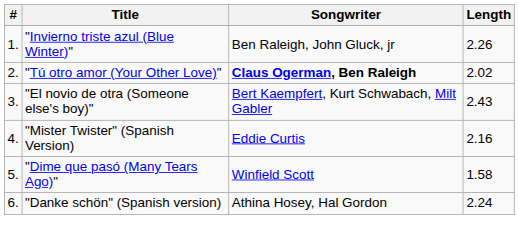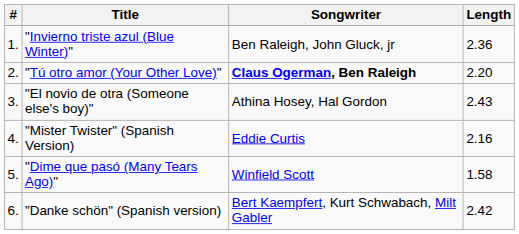(479, 44) 2.26 -> (479, 44) 2.36
(479, 72) 2.02 -> (479, 72) 2.20
(344, 101) Bert Kaempfert, Kurt Schwabach, Milt Gabler -> (309, 101) Athina Hosey, Hal Gordon
(309, 203) Athina Hosey, Hal Gordon -> (344, 211) Bert Kaempfert, Kurt Schwabach, Milt Gabler
(479, 203) 2.24 -> (479, 211) 2.42
